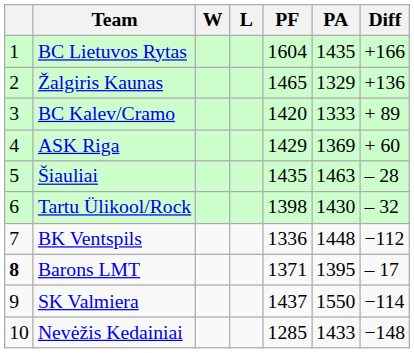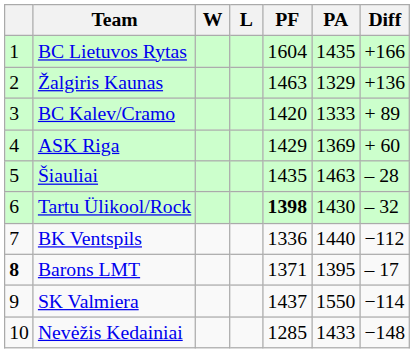(287, 82) 1465 -> (287, 82) 1463
(287, 207) normal -> (287, 207) bold
(336, 238) 1448 -> (336, 238) 1440
